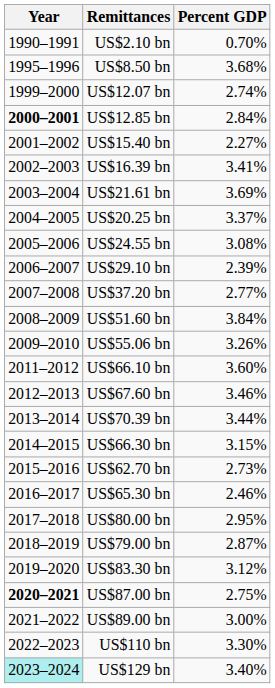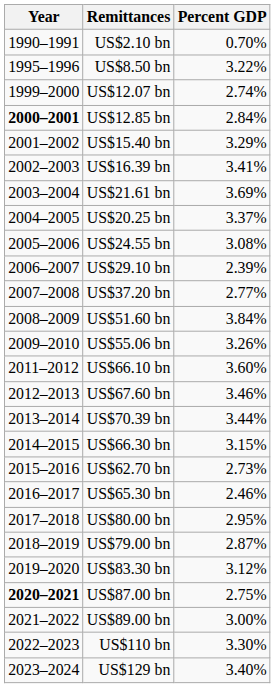(246, 67) 3.68% -> (246, 67) 3.22%
(246, 142) 2.27% -> (246, 142) 3.29%
(44, 670) paleturquoise background -> (44, 670) no background
